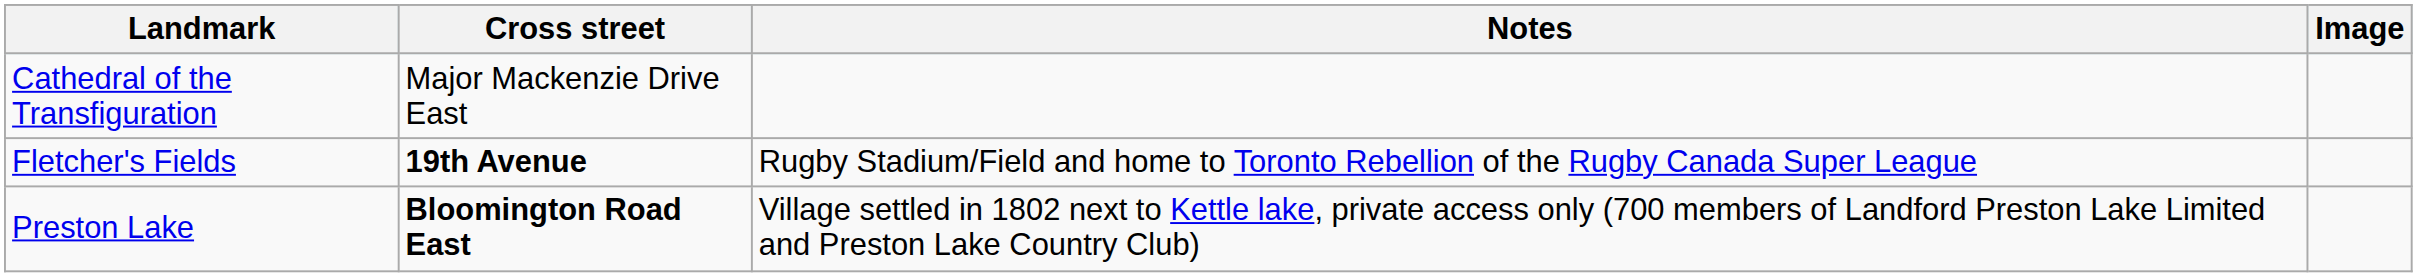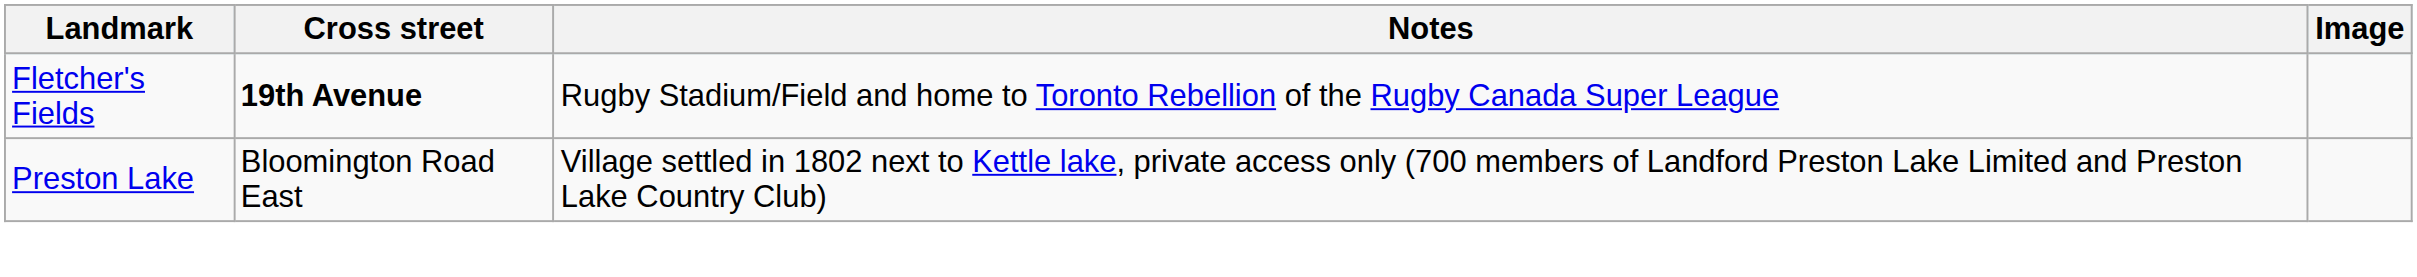- row: (122, 95)
(544, 228) bold -> (368, 179) normal
